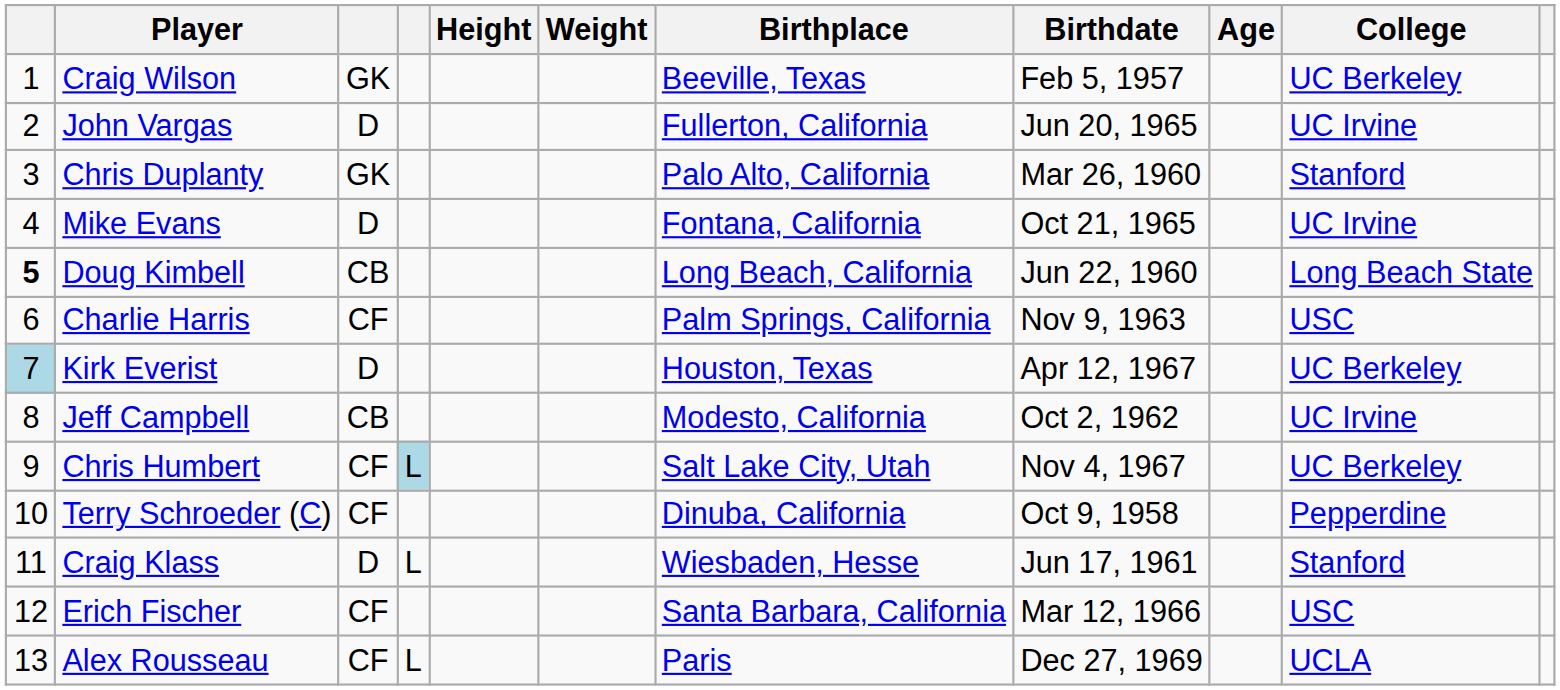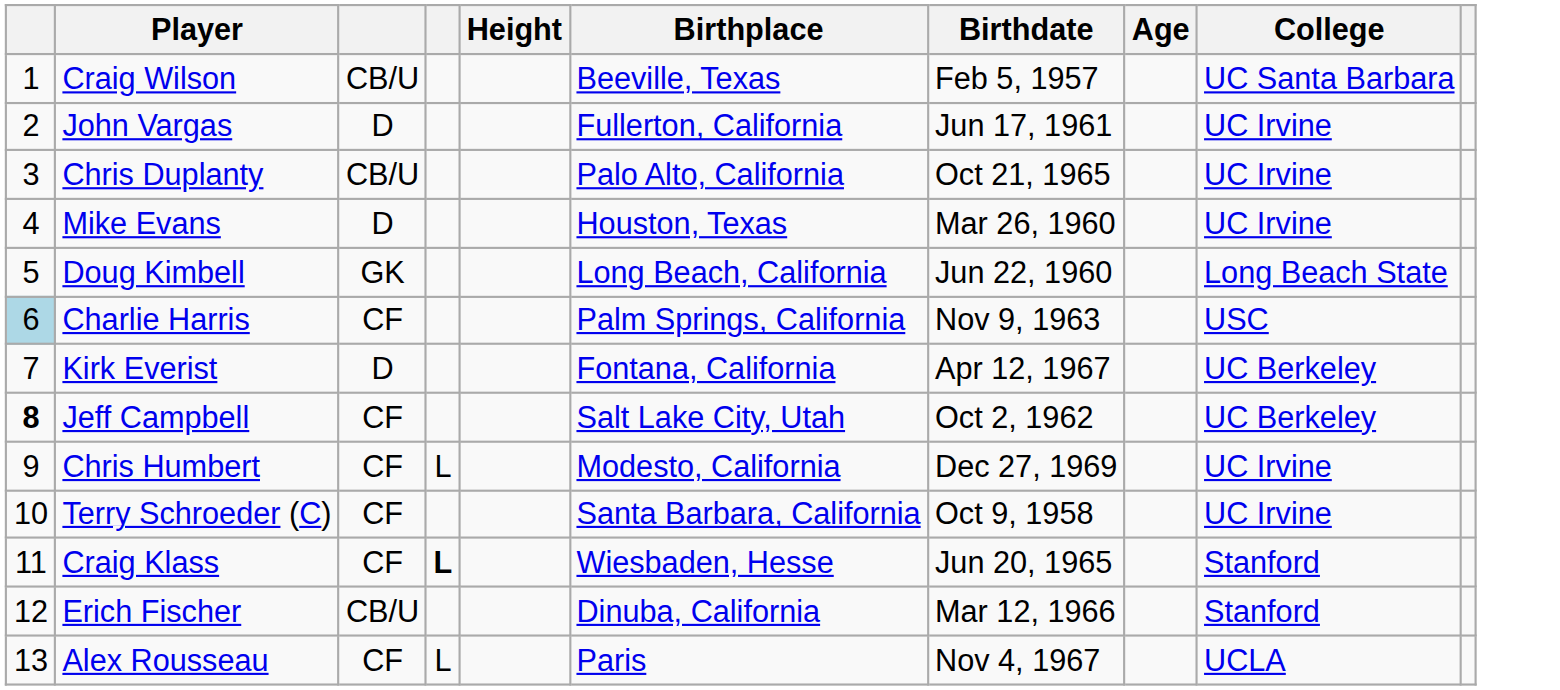- column: (597, 30)
(368, 78) GK -> (383, 78) CB/U
(1375, 78) UC Berkeley -> (1329, 78) UC Santa Barbara
(1109, 127) Jun 20, 1965 -> (1024, 127) Jun 17, 1961
(368, 175) GK -> (383, 175) CB/U
(1111, 175) Mar 26, 1960 -> (1023, 175) Oct 21, 1965
(1347, 175) Stanford -> (1268, 175) UC Irvine
(791, 224) Fontana, California -> (682, 224) Houston, Texas
(1108, 224) Oct 21, 1965 -> (1025, 224) Mar 26, 1960
(31, 272) bold -> (31, 272) normal
(368, 272) CB -> (383, 272) GK
(31, 320) no background -> (31, 320) lightblue background
(31, 369) lightblue background -> (31, 369) no background
(767, 369) Houston, Texas -> (706, 369) Fontana, California
(31, 417) normal -> (31, 417) bold
(368, 417) CB -> (383, 417) CF
(794, 417) Modesto, California -> (711, 417) Salt Lake City, Utah
(1353, 417) UC Irvine -> (1290, 417) UC Berkeley
(413, 466) lightblue background -> (443, 466) no background
(796, 466) Salt Lake City, Utah -> (709, 466) Modesto, California
(1103, 466) Nov 4, 1967 -> (1026, 466) Dec 27, 1969
(1375, 466) UC Berkeley -> (1268, 466) UC Irvine
(784, 514) Dinuba, California -> (749, 514) Santa Barbara, California
(1368, 514) Pepperdine -> (1268, 514) UC Irvine
(368, 563) D -> (383, 563) CF
(413, 563) normal -> (443, 563) bold
(1109, 563) Jun 17, 1961 -> (1024, 563) Jun 20, 1965
(368, 611) CF -> (383, 611) CB/U
(834, 611) Santa Barbara, California -> (698, 611) Dinuba, California
(1322, 611) USC -> (1262, 611) Stanford
(1112, 660) Dec 27, 1969 -> (1018, 660) Nov 4, 1967
